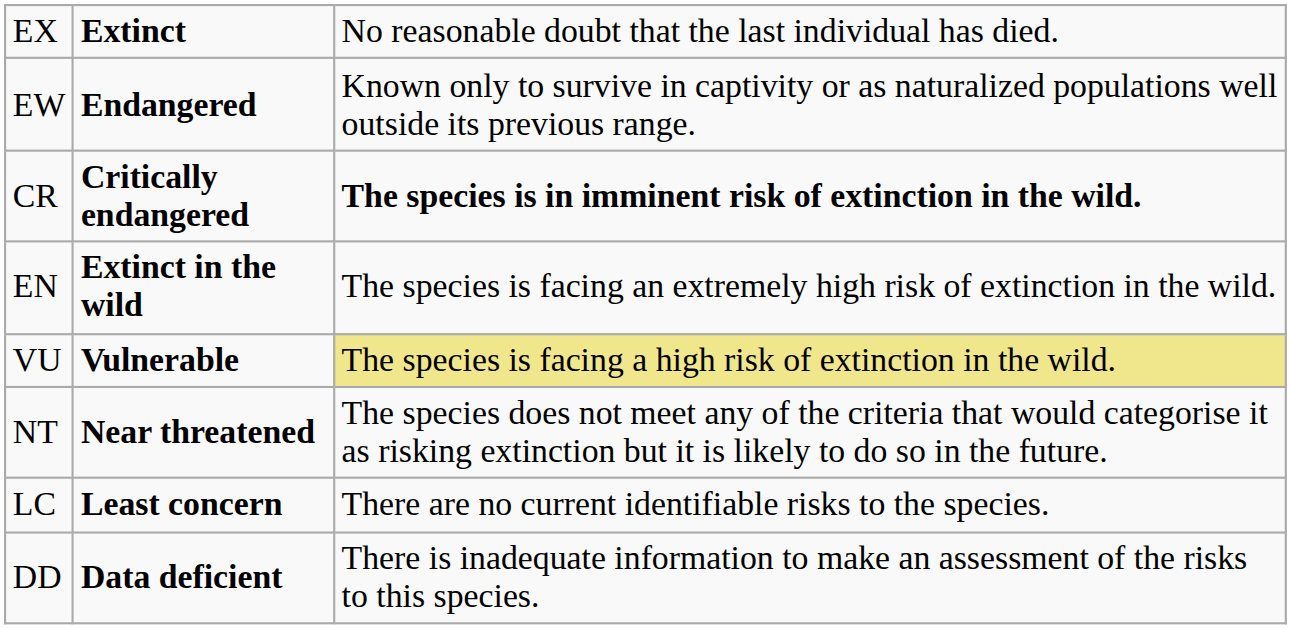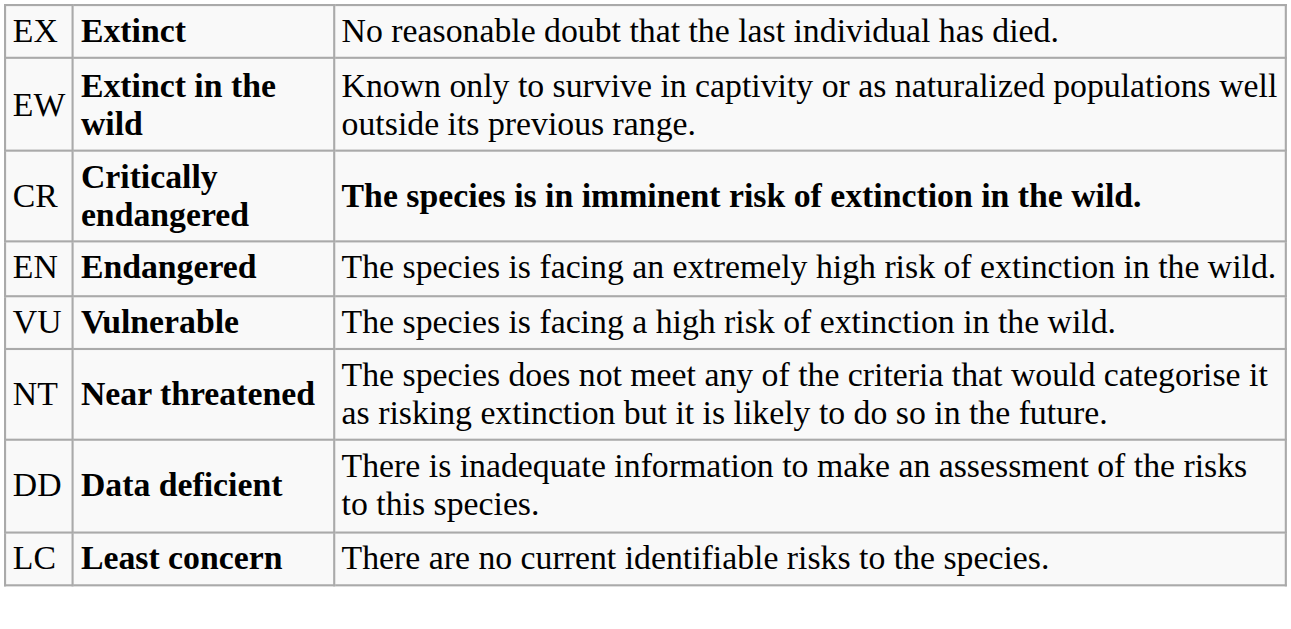(169, 103) Endangered -> (178, 103) Extinct in the wild
(178, 286) Extinct in the wild -> (169, 267) Endangered
(729, 359) khaki background -> (729, 321) no background
rows swapped: (34, 504) <-> (37, 576)
